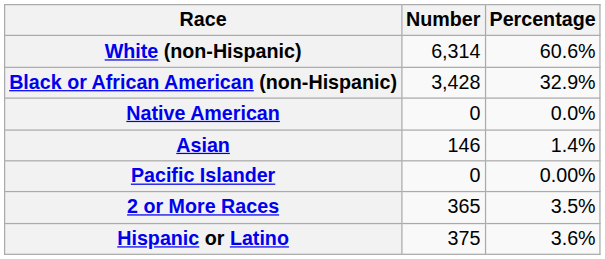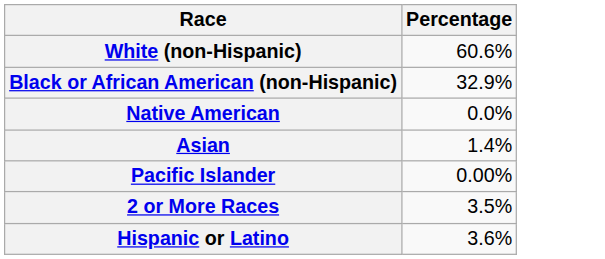- column: (443, 20)
